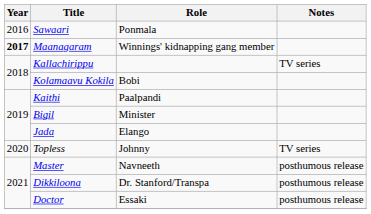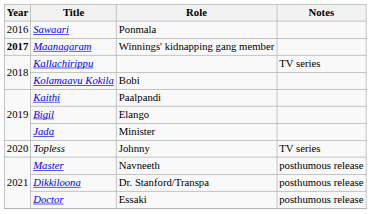(137, 115) Minister -> (134, 115) Elango
(134, 132) Elango -> (137, 132) Minister
